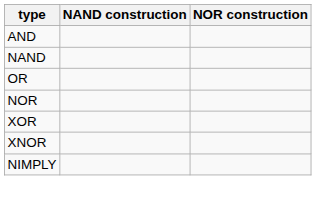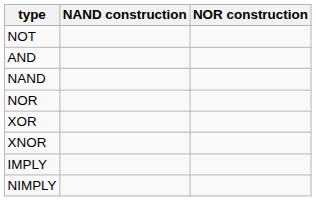+ row: (22, 36)
- row: (18, 79)
+ row: (27, 164)
